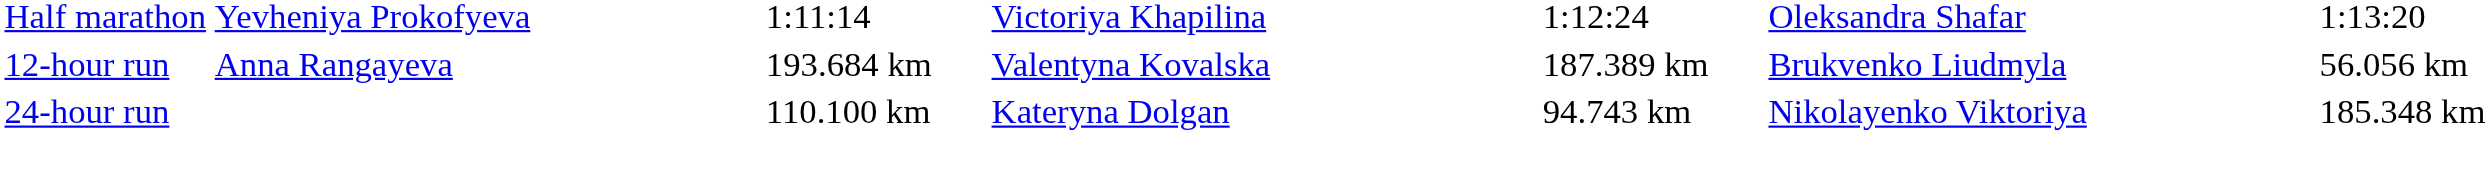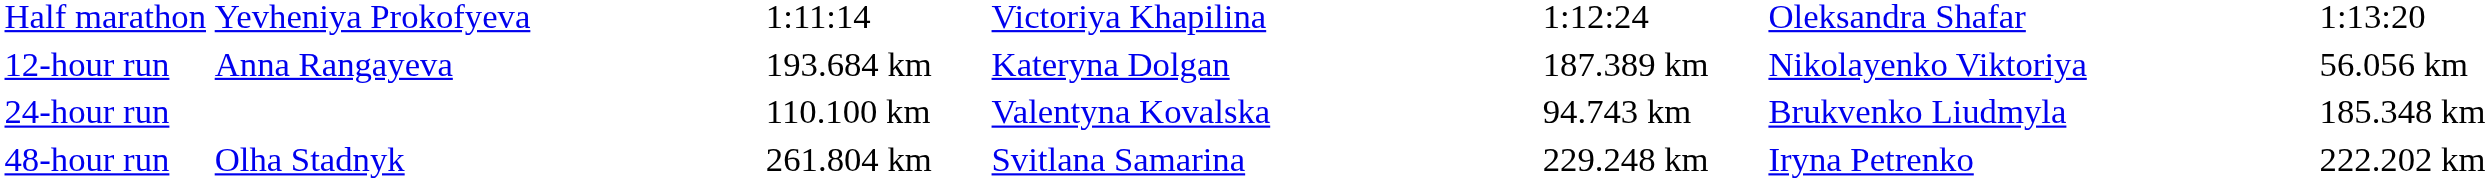(1131, 64) Valentyna Kovalska -> (1111, 64) Kateryna Dolgan
(1917, 64) Brukvenko Liudmyla -> (1928, 64) Nikolayenko Viktoriya
(1111, 111) Kateryna Dolgan -> (1131, 111) Valentyna Kovalska
(1928, 111) Nikolayenko Viktoriya -> (1917, 111) Brukvenko Liudmyla
+ row: (87, 159)
